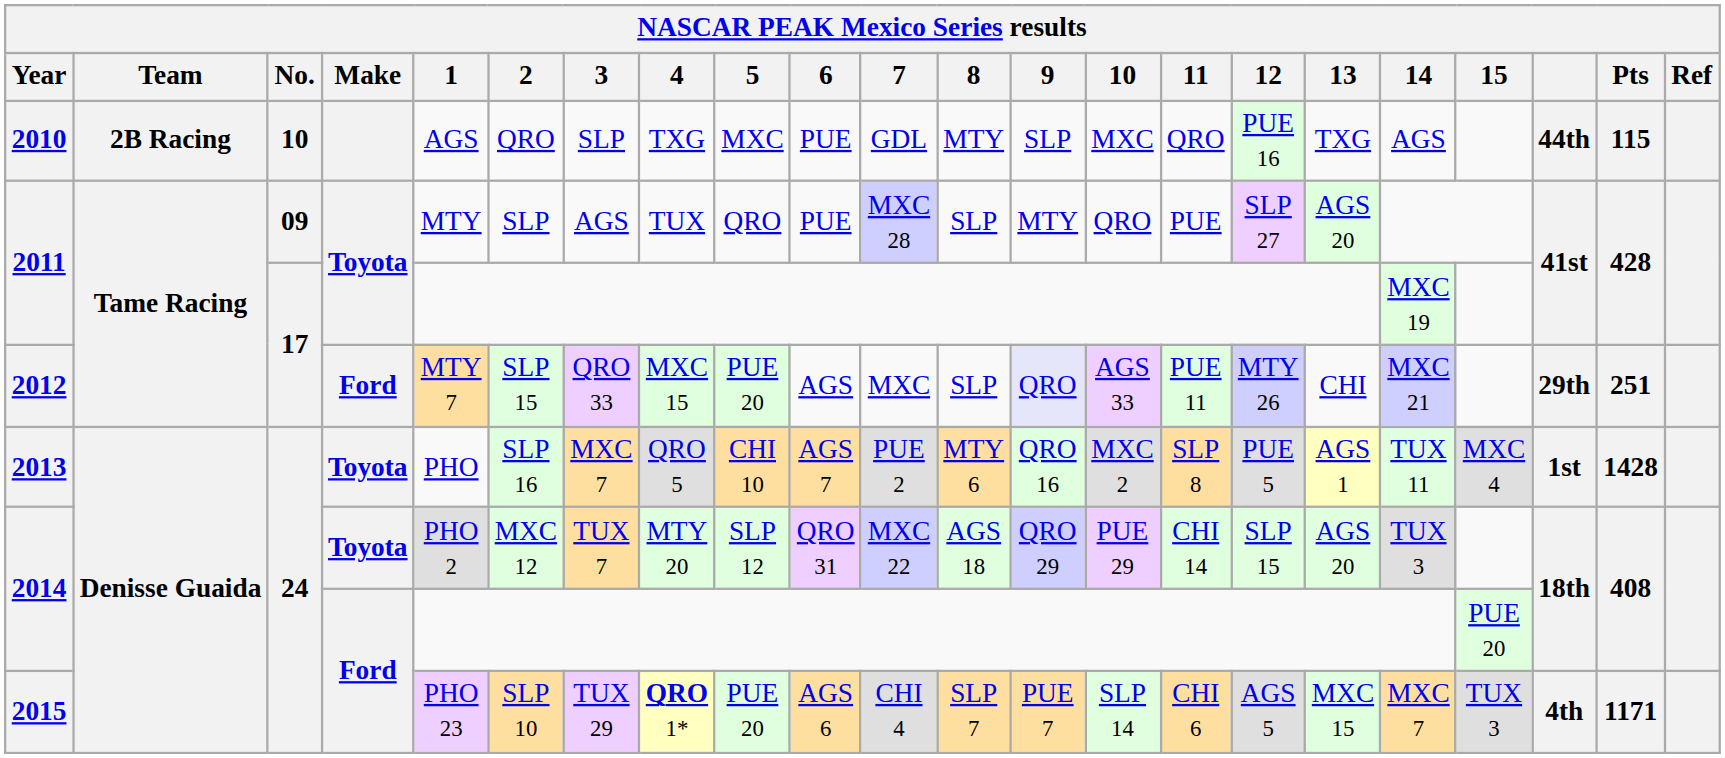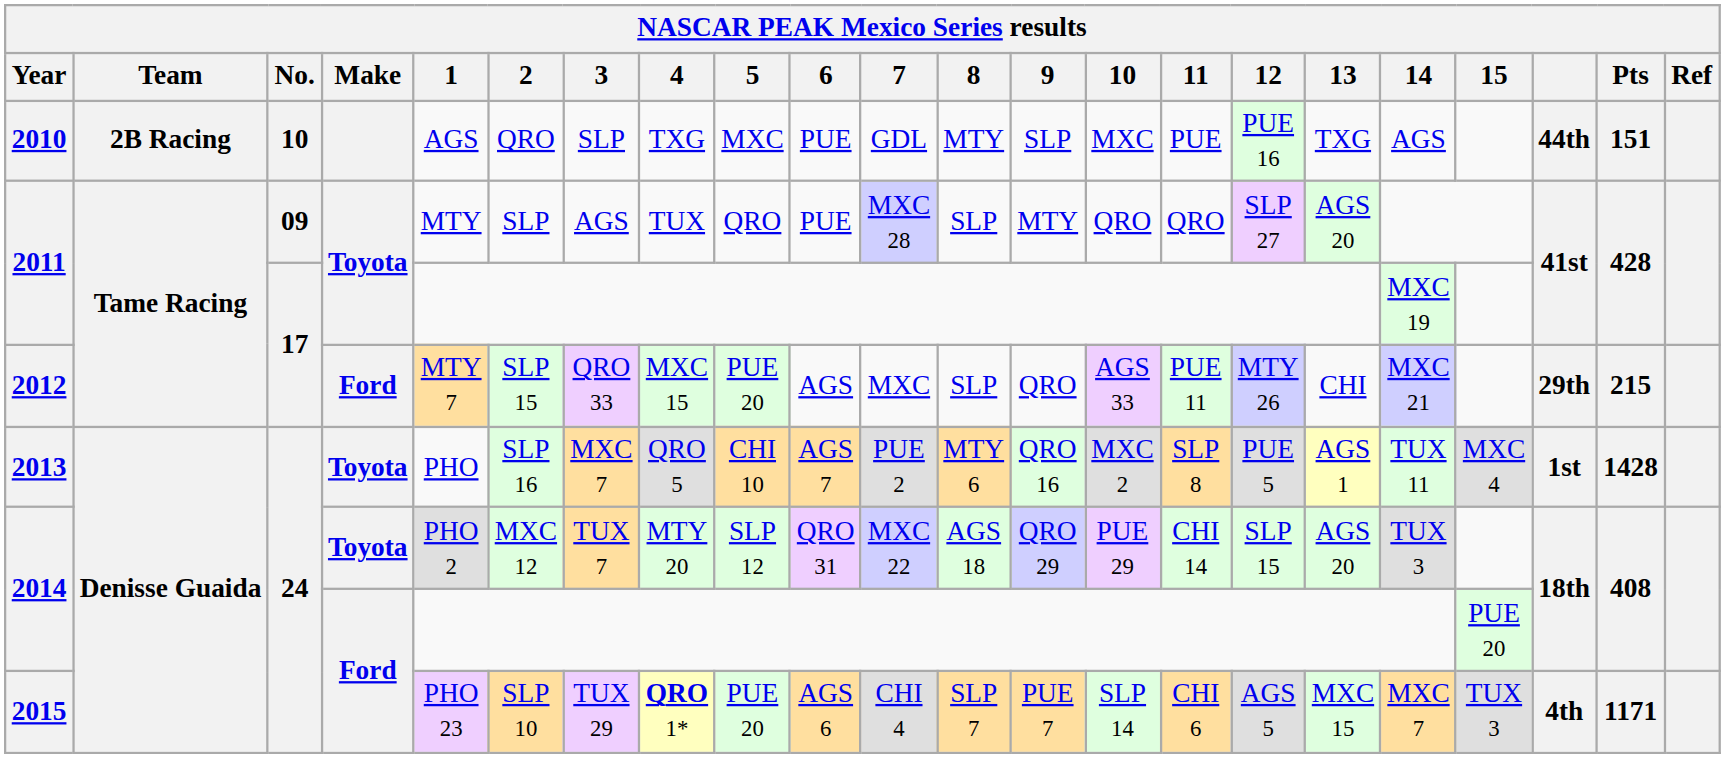(1196, 140) QRO -> (1196, 140) PUE
(1631, 140) 115 -> (1631, 140) 151
(1196, 221) PUE -> (1196, 221) QRO
(1048, 384) lavender background -> (1048, 384) no background
(1631, 384) 251 -> (1631, 384) 215
